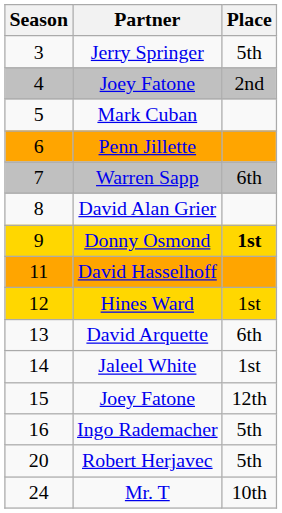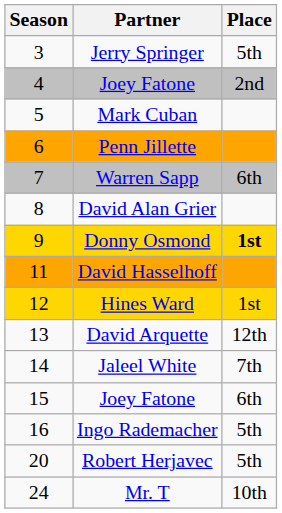(249, 334) 6th -> (249, 334) 12th
(249, 366) 1st -> (249, 366) 7th
(249, 397) 12th -> (249, 397) 6th
